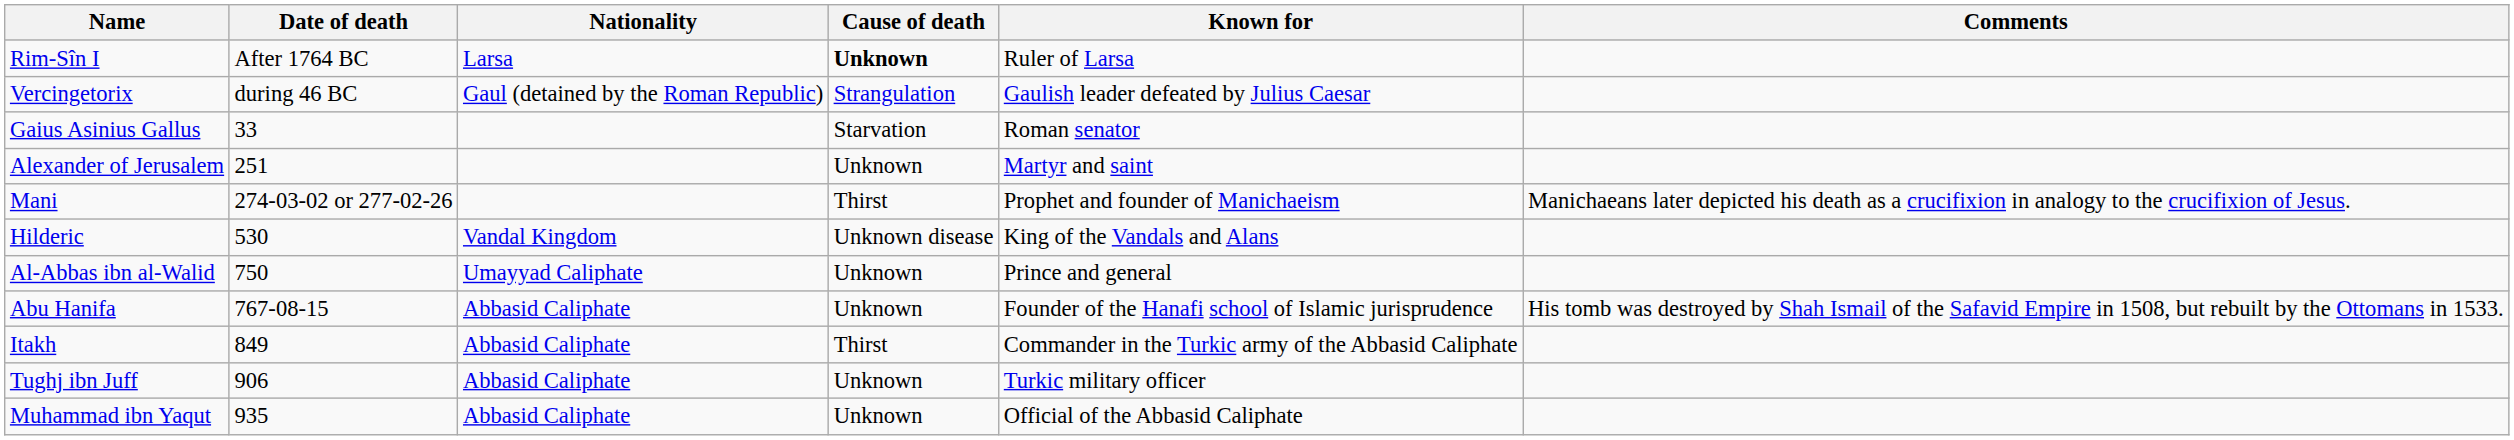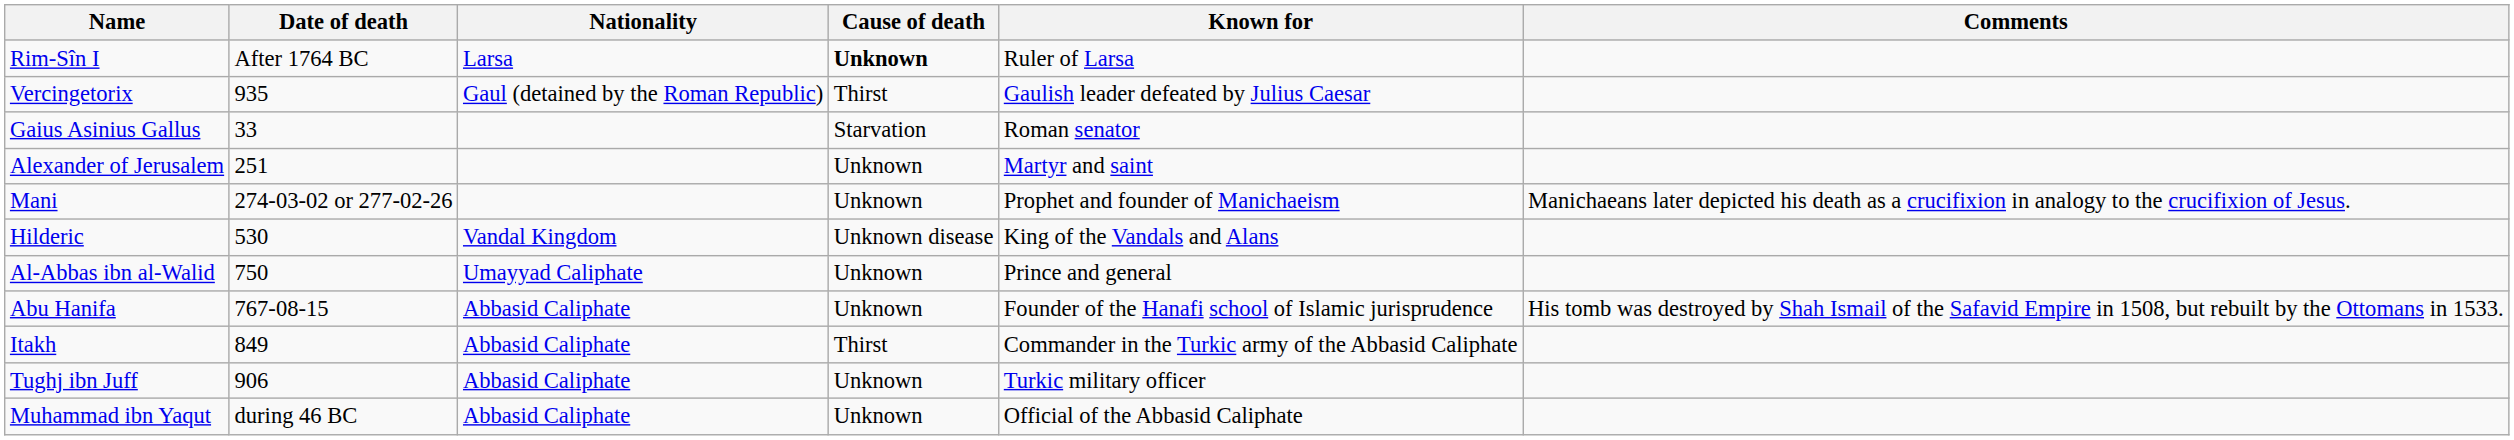(296, 93) during 46 BC -> (251, 93) 935
(894, 93) Strangulation -> (861, 93) Thirst
(861, 201) Thirst -> (878, 201) Unknown
(251, 415) 935 -> (296, 415) during 46 BC
